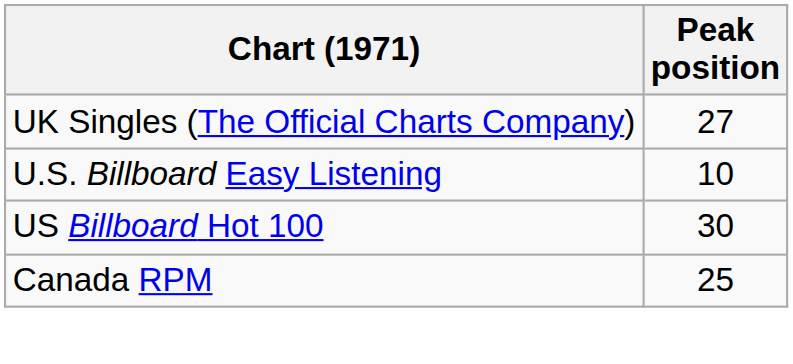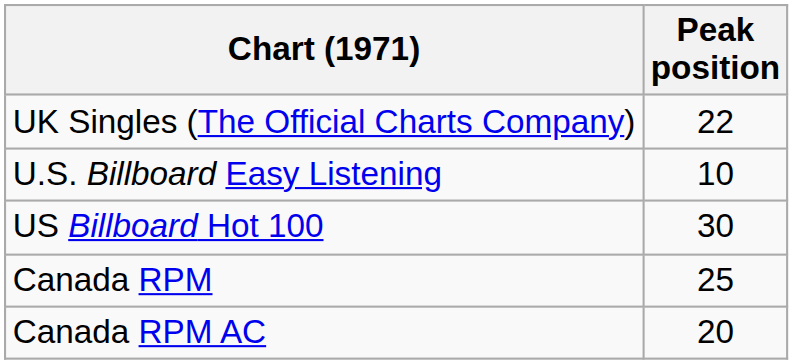(715, 121) 27 -> (715, 121) 22
+ row: (139, 332)
